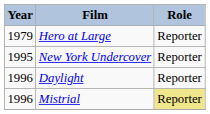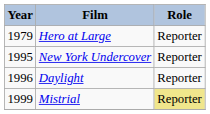(20, 99) 1996 -> (20, 99) 1999
